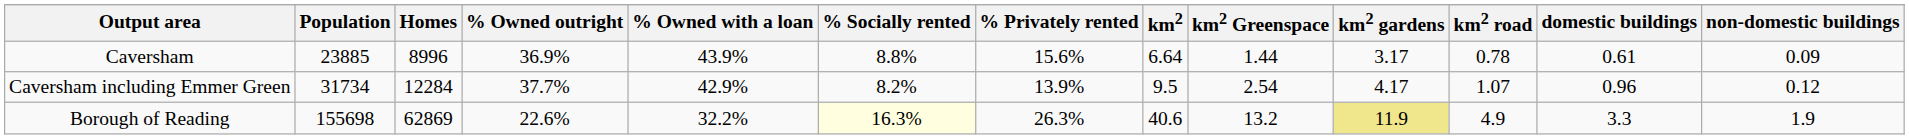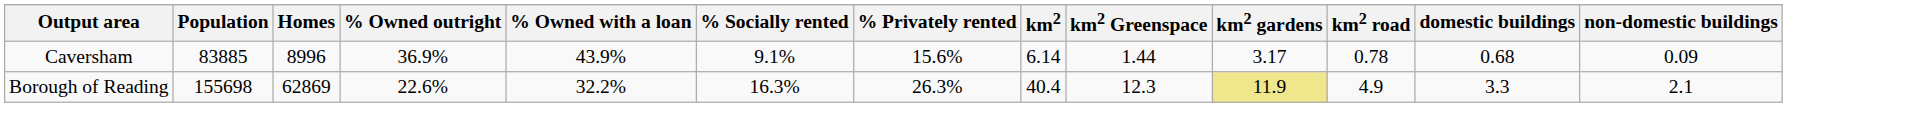(345, 56) 23885 -> (223, 56) 83885
(897, 56) 8.8% -> (775, 56) 9.1%
(1165, 56) 6.64 -> (1043, 56) 6.14
(1619, 56) 0.61 -> (1497, 56) 0.68
- row: (150, 87)
(897, 118) lightyellow background -> (775, 87) no background
(1165, 118) 40.6 -> (1043, 87) 40.4
(1261, 118) 13.2 -> (1139, 87) 12.3
(1803, 118) 1.9 -> (1681, 87) 2.1
